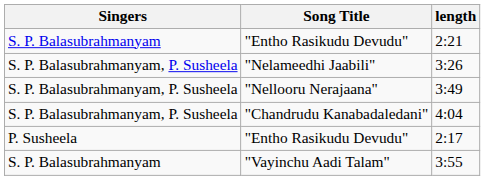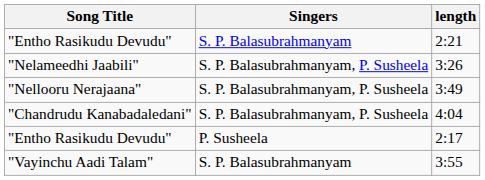columns swapped: (336, 16) <-> (123, 16)
